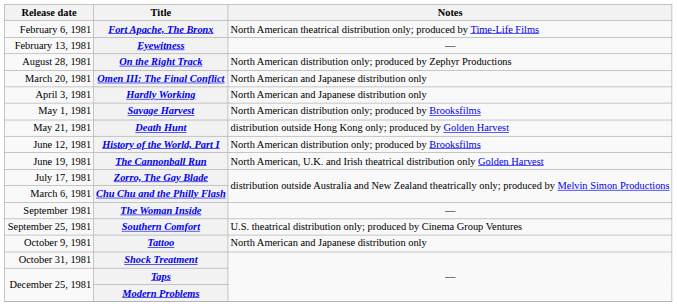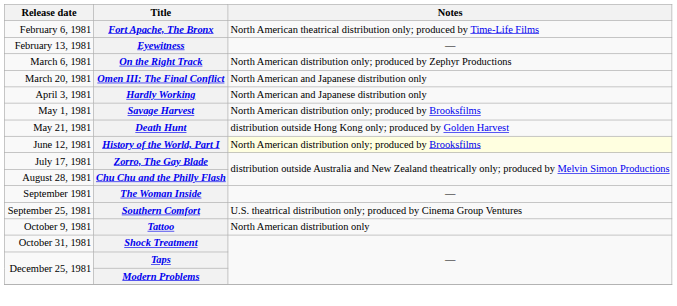(57, 62) August 28, 1981 -> (61, 62) March 6, 1981
(356, 144) no background -> (356, 144) lightyellow background
- row: (161, 161)
(61, 194) March 6, 1981 -> (57, 177) August 28, 1981
(329, 243) North American and Japanese distribution only -> (300, 227) North American distribution only
